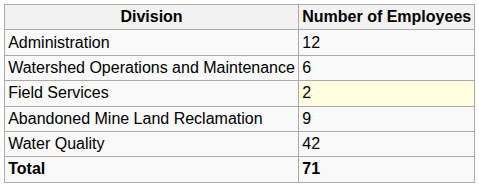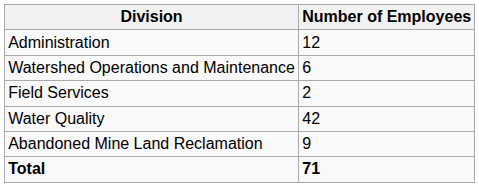(307, 93) lightyellow background -> (307, 93) no background
rows swapped: (135, 118) <-> (56, 144)
